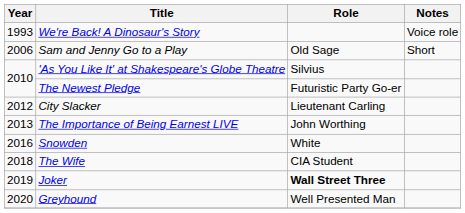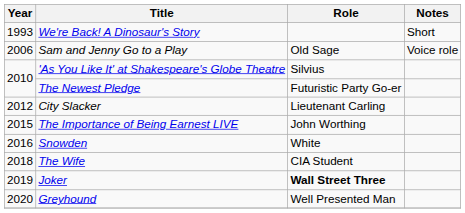(433, 32) Voice role -> (421, 32) Short
(421, 50) Short -> (433, 50) Voice role
(20, 124) 2013 -> (20, 124) 2015
